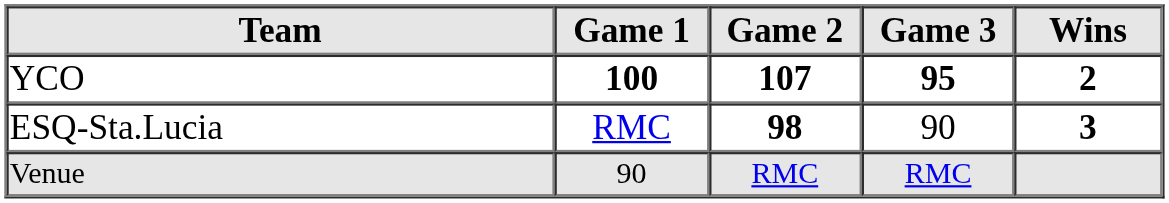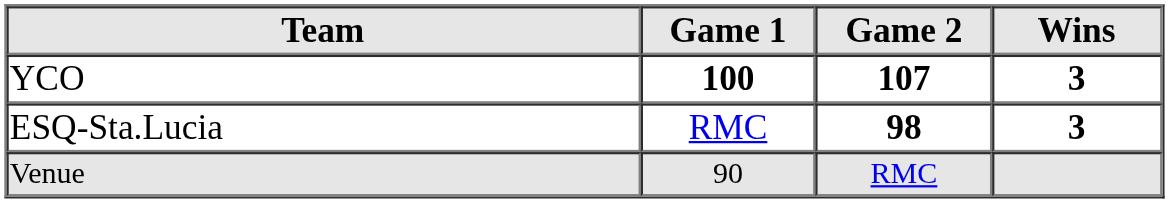- column: (938, 29)
(1088, 78) 2 -> (1077, 78) 3
